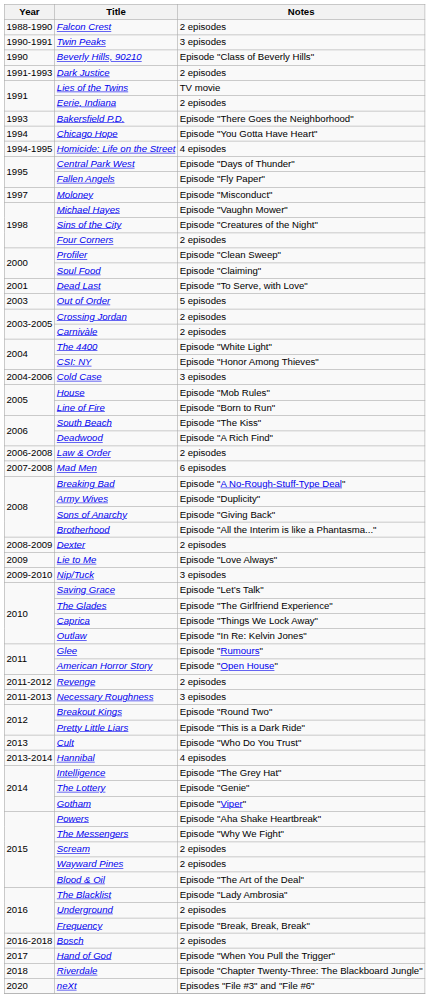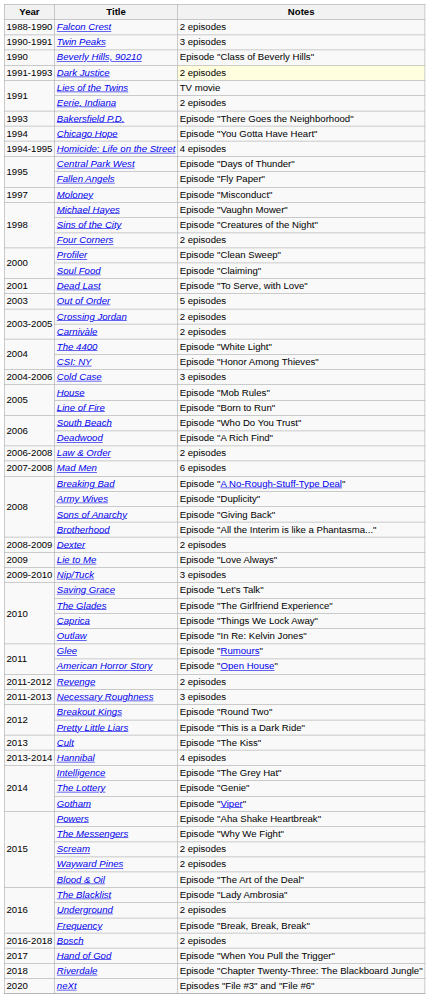(203, 73) no background -> (203, 73) lightyellow background
(220, 423) Episode "The Kiss" -> (241, 423) Episode "Who Do You Trust"
(241, 742) Episode "Who Do You Trust" -> (220, 742) Episode "The Kiss"
